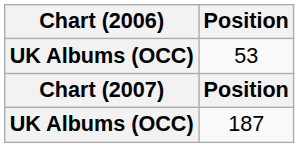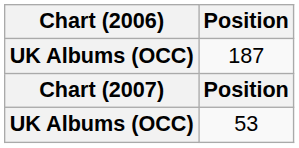rows swapped: (246, 55) <-> (246, 124)
